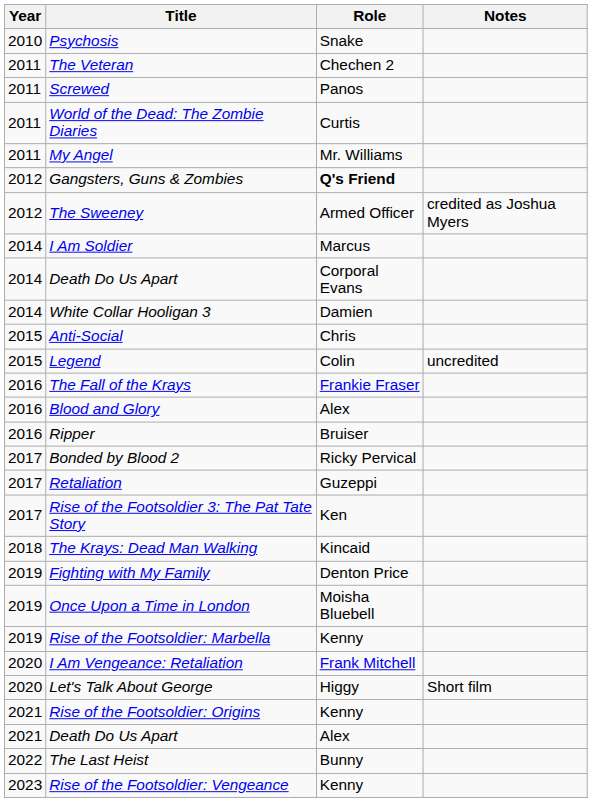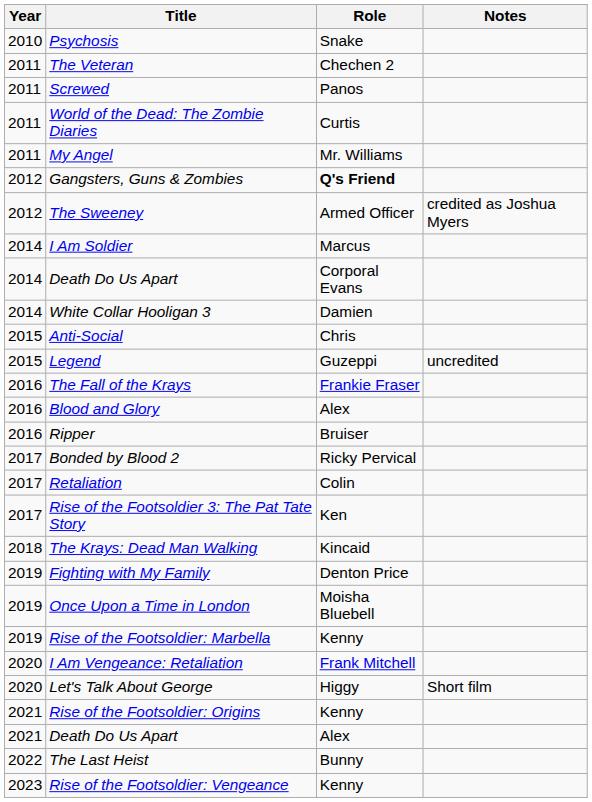(337, 360) Colin -> (348, 360) Guzeppi
(348, 482) Guzeppi -> (337, 482) Colin
